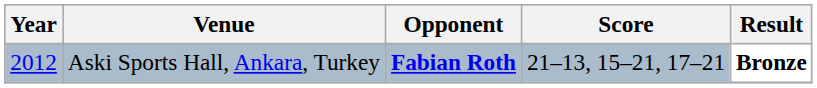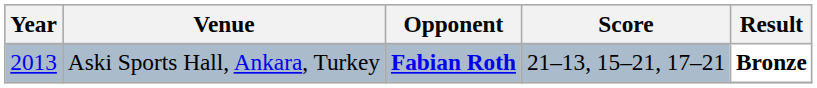(34, 62) 2012 -> (34, 62) 2013
